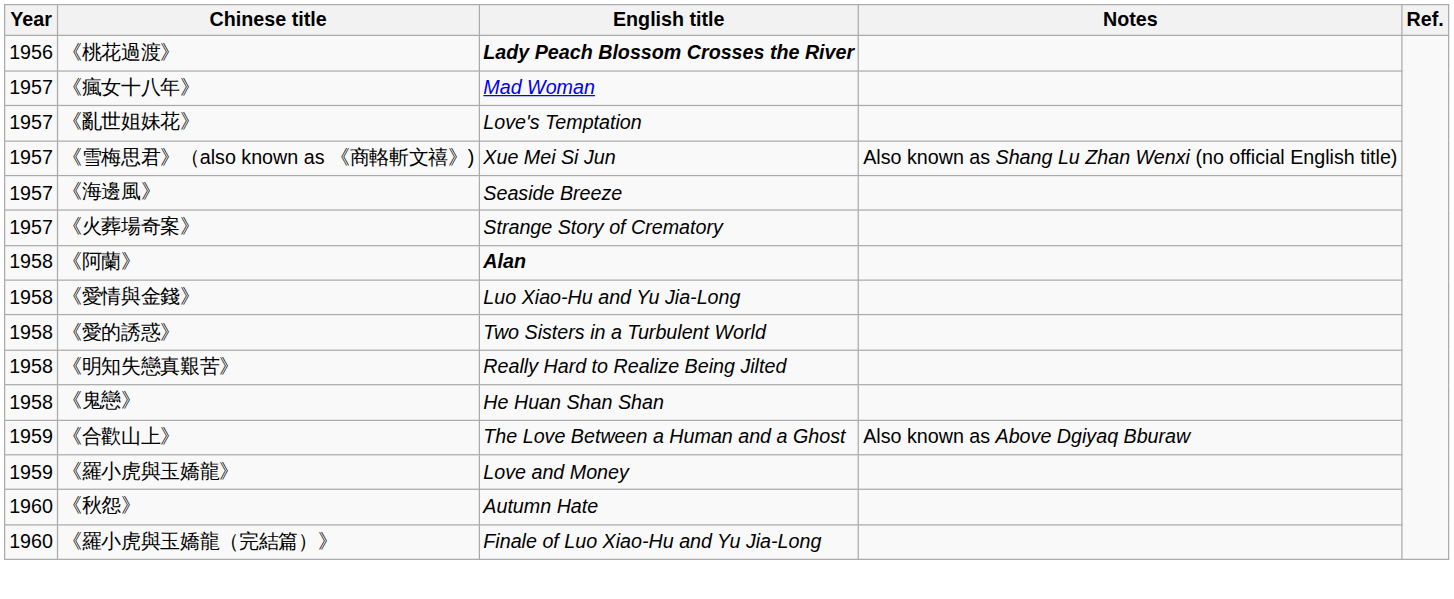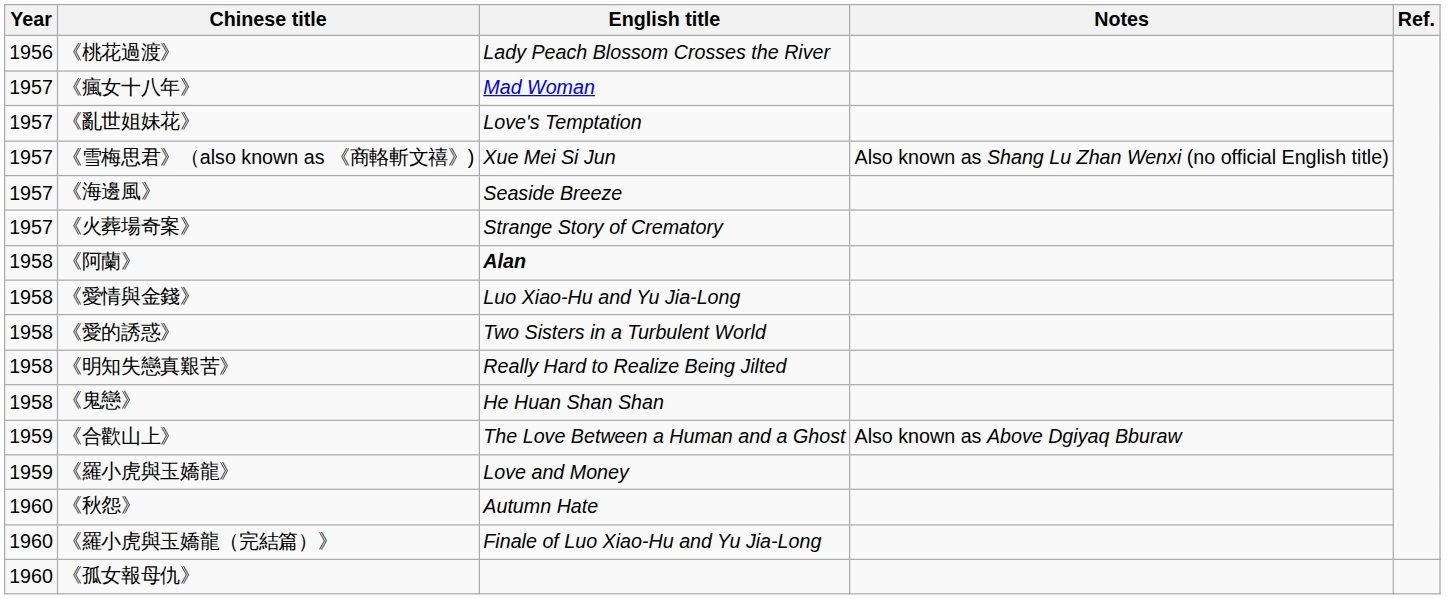(669, 53) bold -> (657, 53) normal
+ row: (131, 576)
